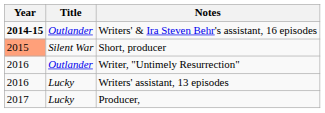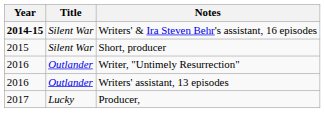(70, 30) Outlander -> (71, 30) Silent War
(18, 47) lightsalmon background -> (18, 47) no background
(61, 82) Lucky -> (70, 82) Outlander
